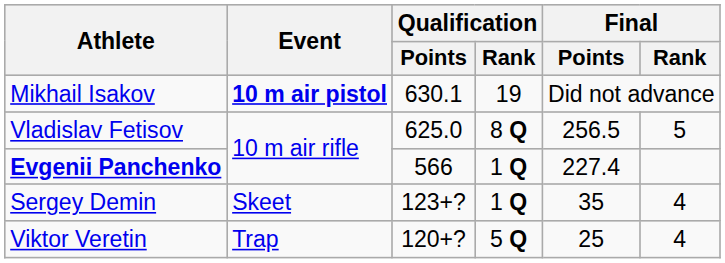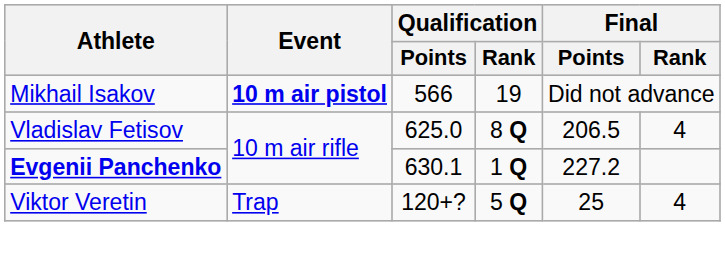(434, 94) 630.1 -> (434, 94) 566
(591, 131) 256.5 -> (591, 131) 206.5
(680, 131) 5 -> (680, 131) 4
(434, 167) 566 -> (434, 167) 630.1
(591, 167) 227.4 -> (591, 167) 227.2
- row: (83, 203)
